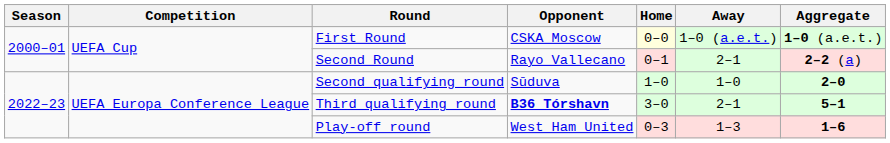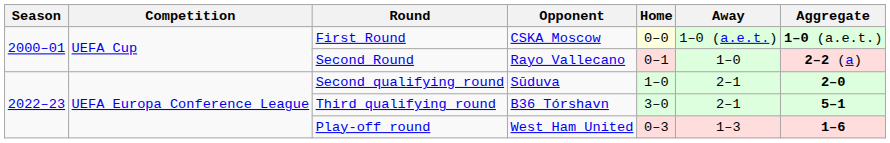(728, 60) 2–1 -> (728, 60) 1–0
(728, 82) 1–0 -> (728, 82) 2–1
(560, 105) bold -> (560, 105) normal
